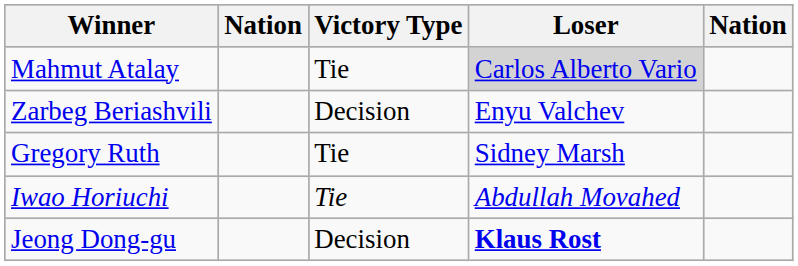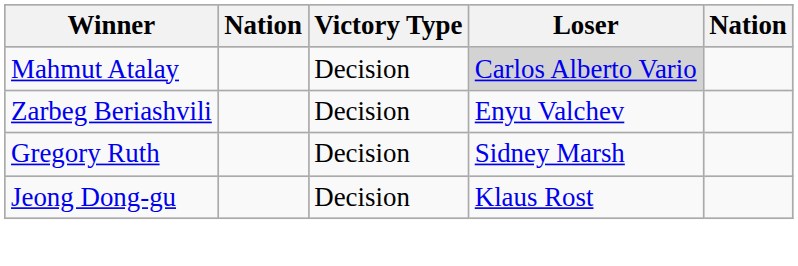(332, 68) Tie -> (362, 68) Decision
(332, 153) Tie -> (362, 153) Decision
- row: (90, 196)
(538, 238) bold -> (534, 196) normal
